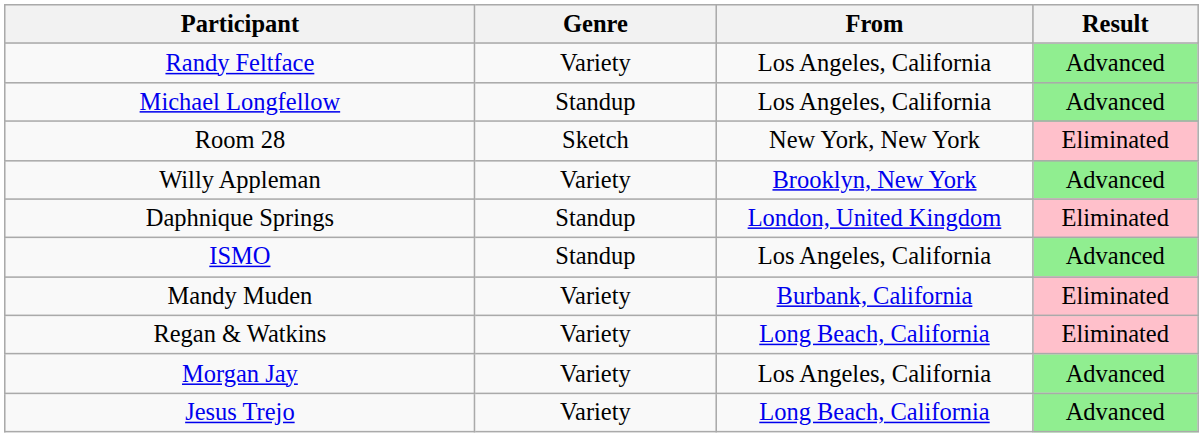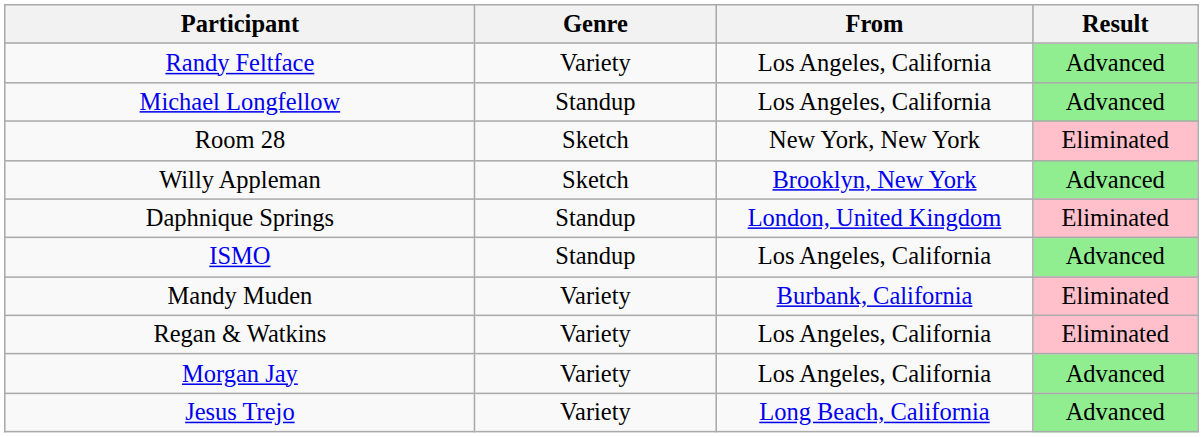(595, 179) Variety -> (595, 179) Sketch
(874, 334) Long Beach, California -> (874, 334) Los Angeles, California
